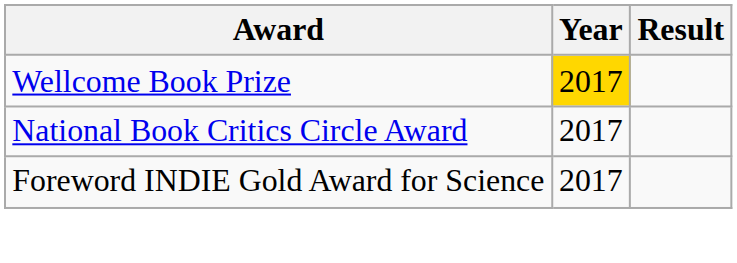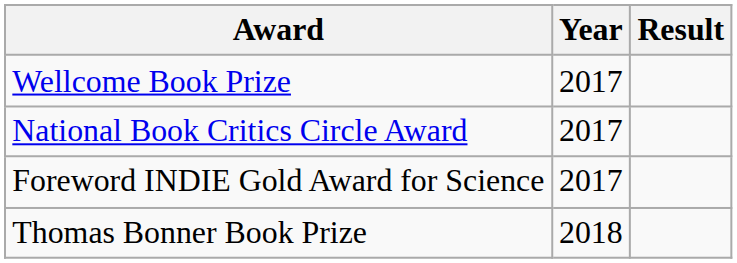(591, 80) gold background -> (591, 80) no background
+ row: (190, 231)
